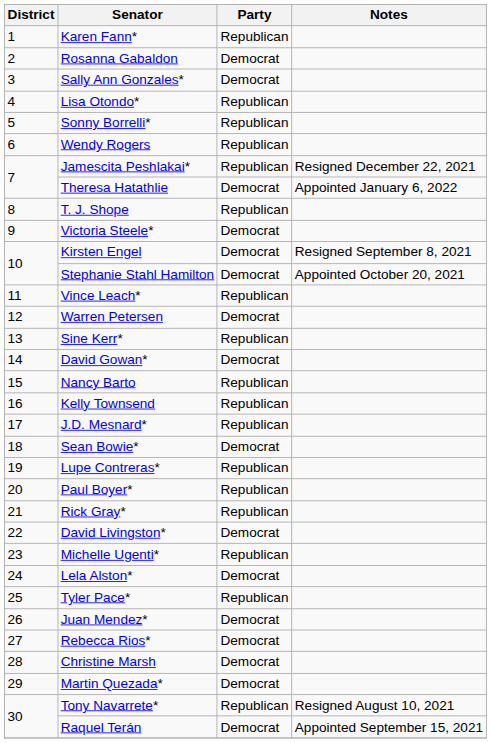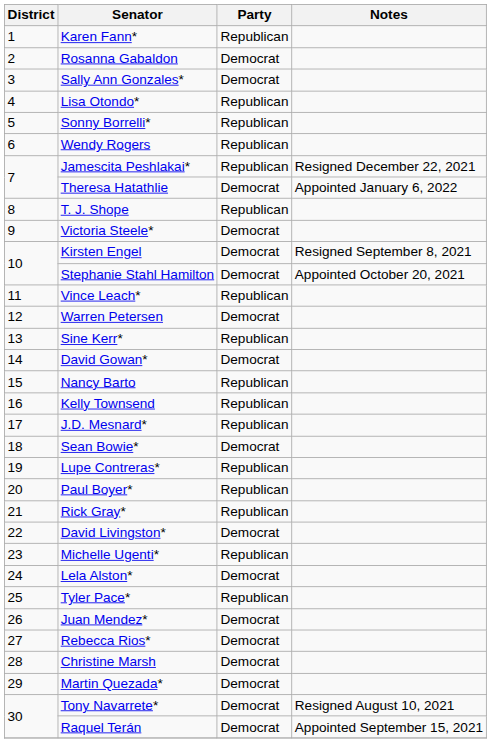(254, 705) Republican -> (250, 705) Democrat
